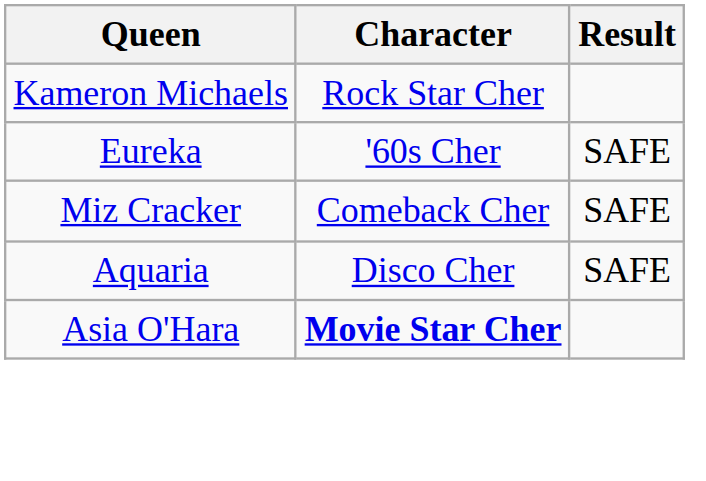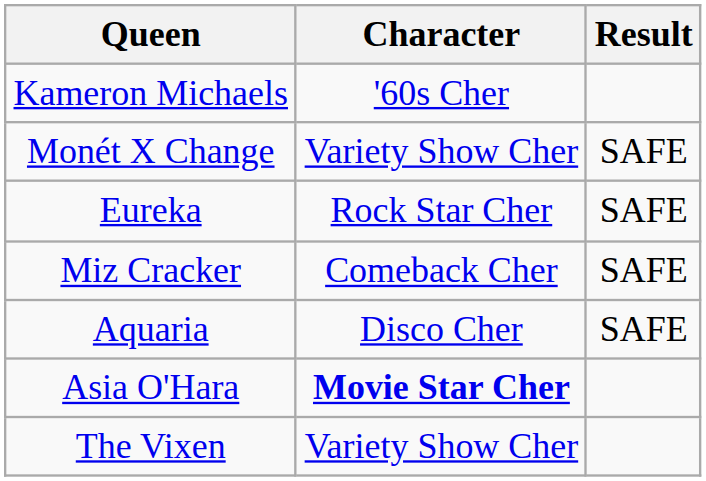(433, 93) Rock Star Cher -> (441, 93) '60s Cher
+ row: (151, 151)
(433, 151) '60s Cher -> (441, 210) Rock Star Cher
+ row: (151, 445)
